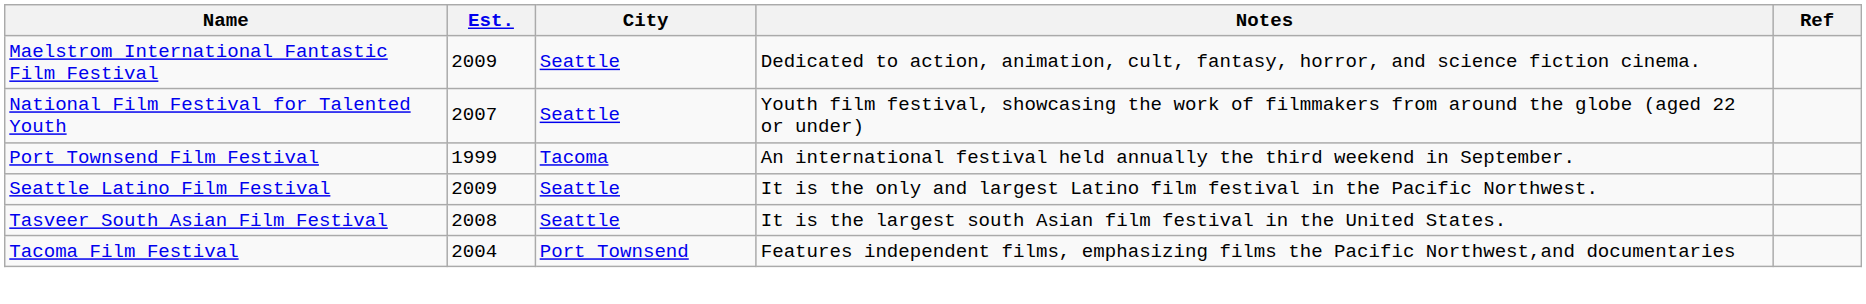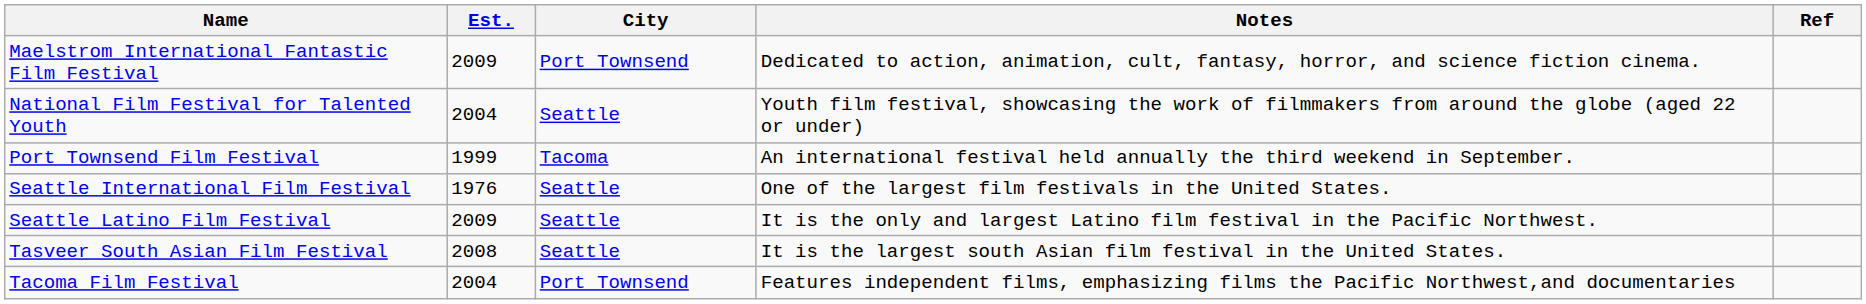(580, 62) Seattle -> (614, 62) Port Townsend
(474, 116) 2007 -> (474, 116) 2004
+ row: (210, 189)
